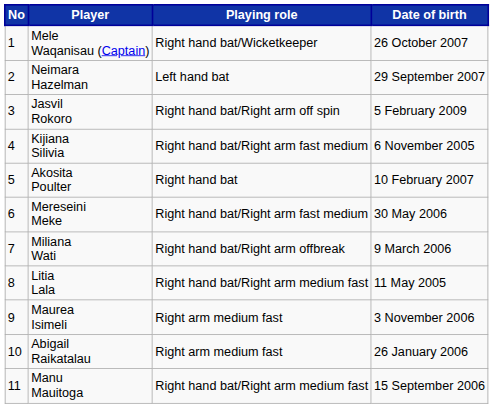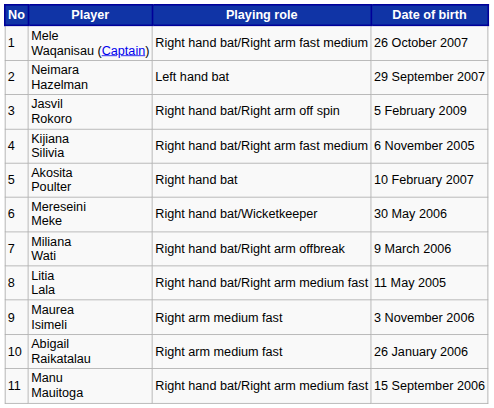(236, 43) Right hand bat/Wicketkeeper -> (262, 43) Right hand bat/Right arm fast medium
(262, 214) Right hand bat/Right arm fast medium -> (236, 214) Right hand bat/Wicketkeeper
